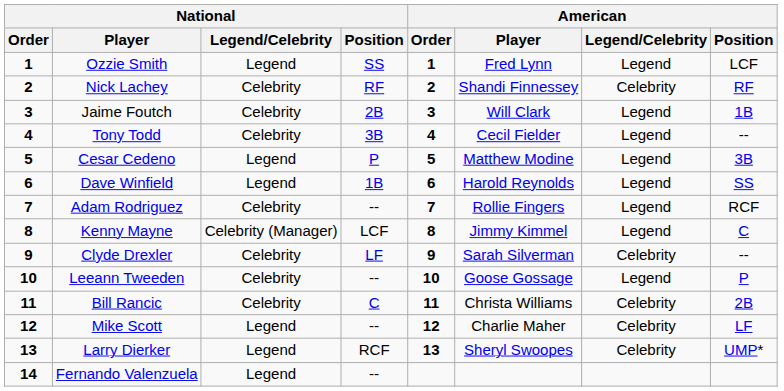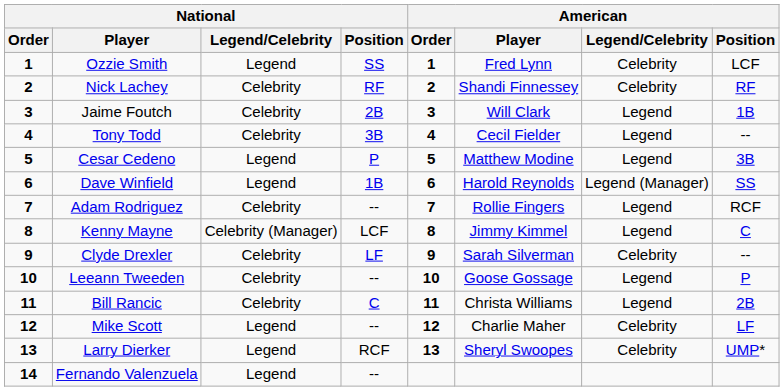(646, 64) Legend -> (647, 64) Celebrity
(646, 183) Legend -> (647, 183) Legend (Manager)
(646, 302) Celebrity -> (647, 302) Legend
